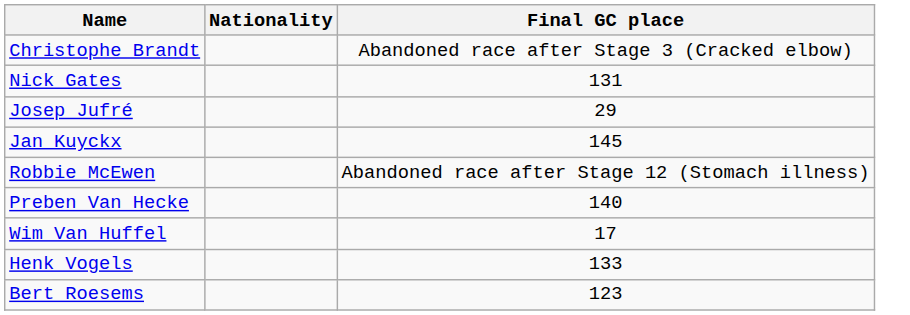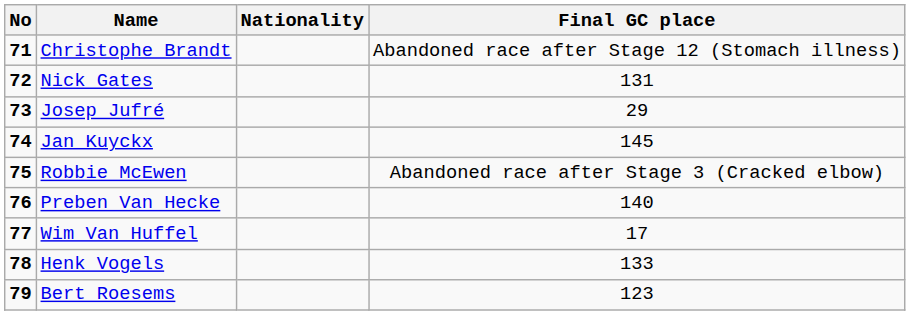+ column: (20, 20)
(606, 50) Abandoned race after Stage 3 (Cracked elbow) -> (637, 50) Abandoned race after Stage 12 (Stomach illness)
(606, 173) Abandoned race after Stage 12 (Stomach illness) -> (637, 173) Abandoned race after Stage 3 (Cracked elbow)
